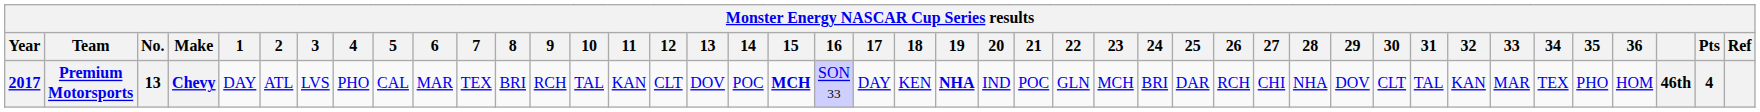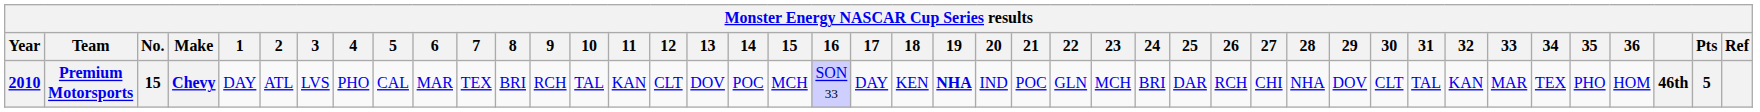(24, 83) 2017 -> (24, 83) 2010
(153, 83) 13 -> (153, 83) 15
(791, 83) bold -> (790, 83) normal
(1709, 83) 4 -> (1707, 83) 5
